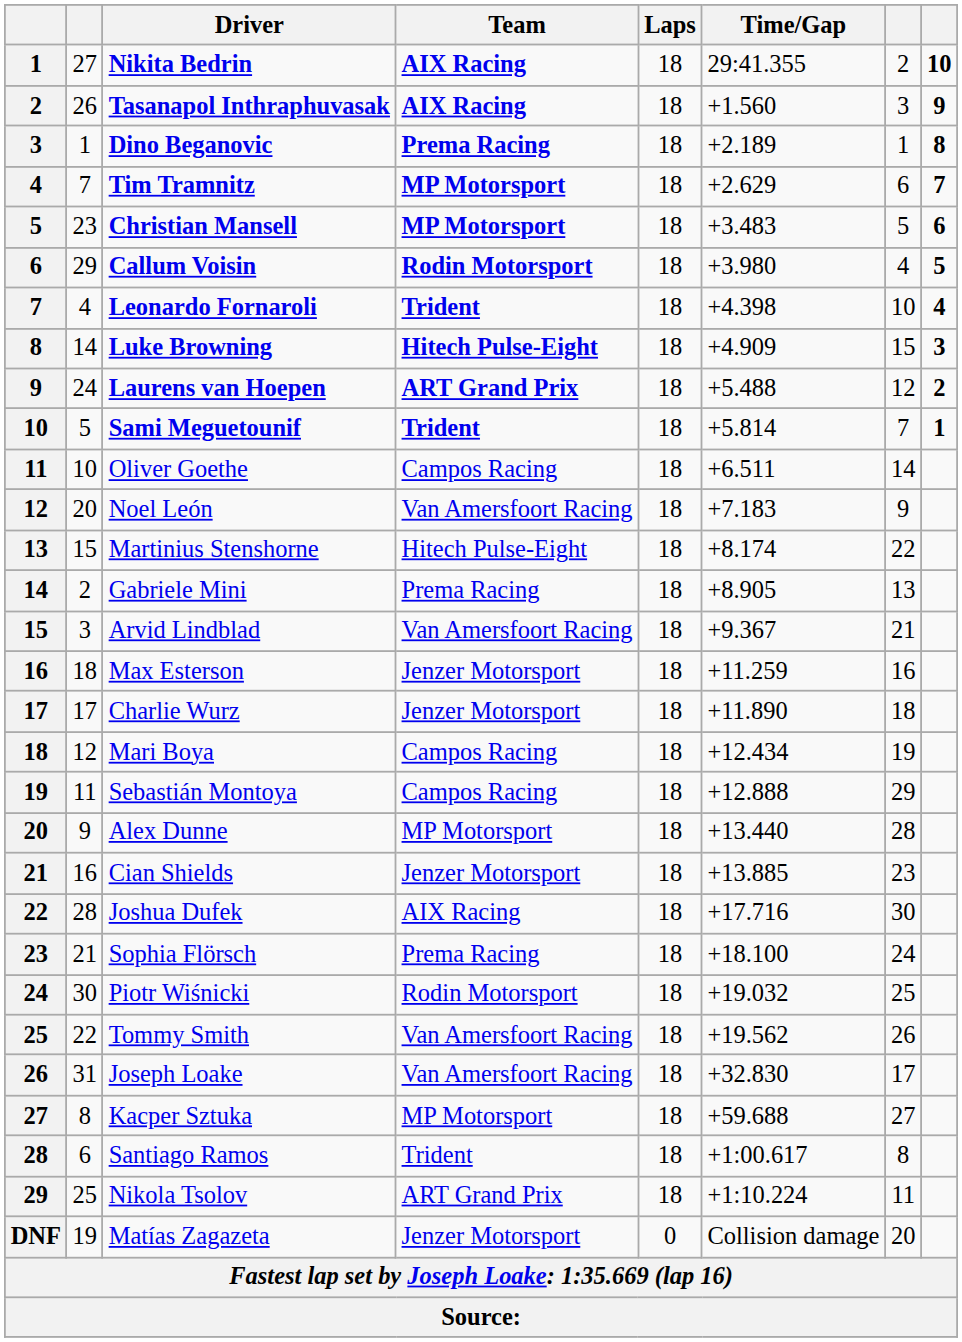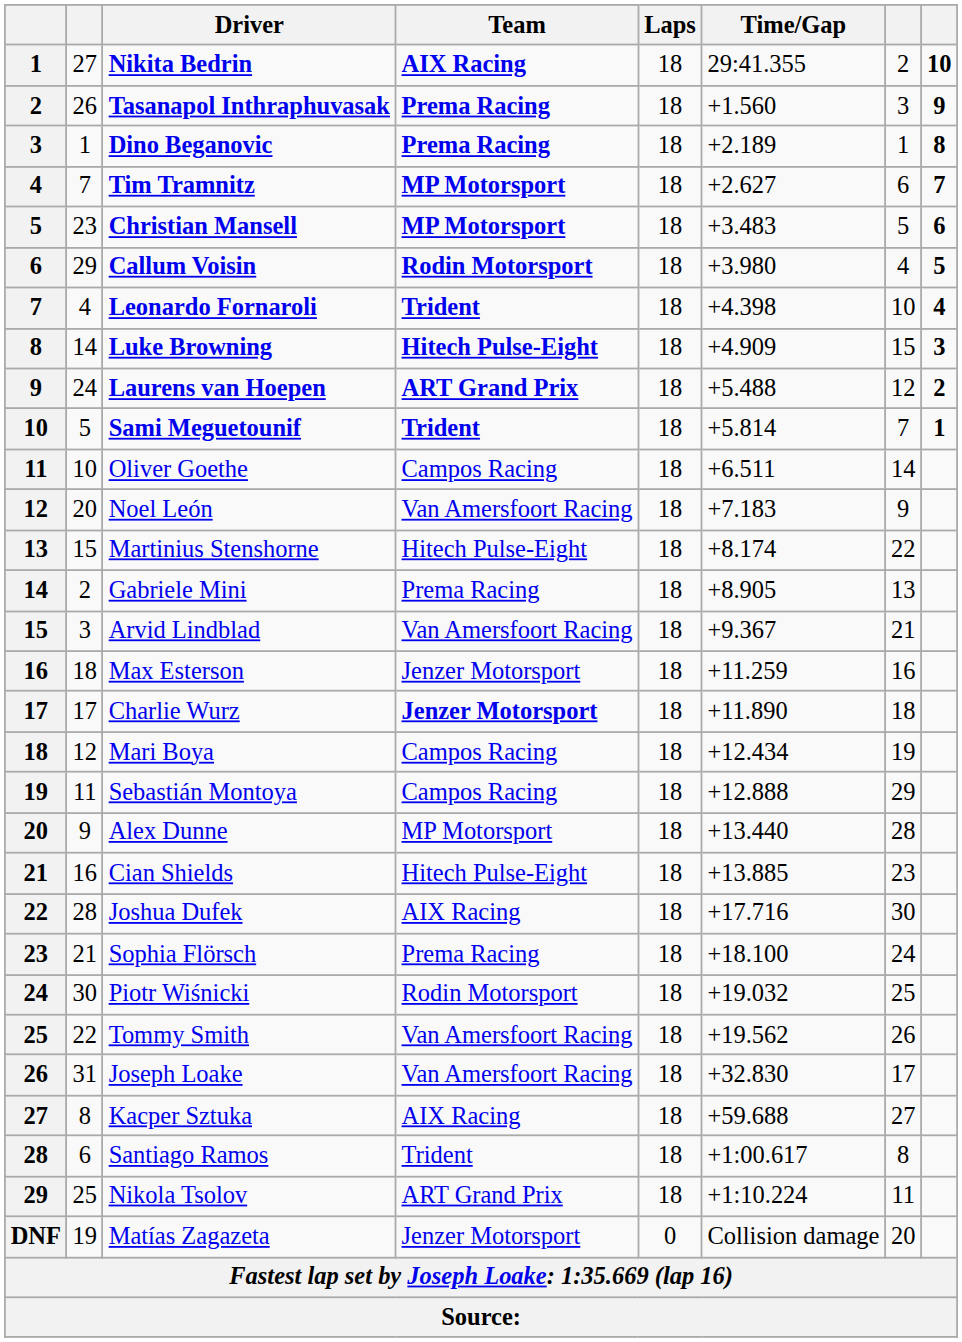(464, 105) AIX Racing -> (476, 105) Prema Racing
(742, 185) +2.629 -> (742, 185) +2.627
(491, 710) normal -> (500, 710) bold
(491, 872) Jenzer Motorsport -> (494, 872) Hitech Pulse-Eight
(477, 1114) MP Motorsport -> (461, 1114) AIX Racing
